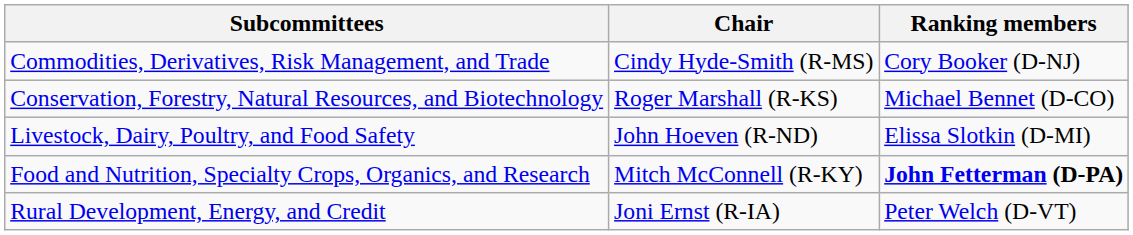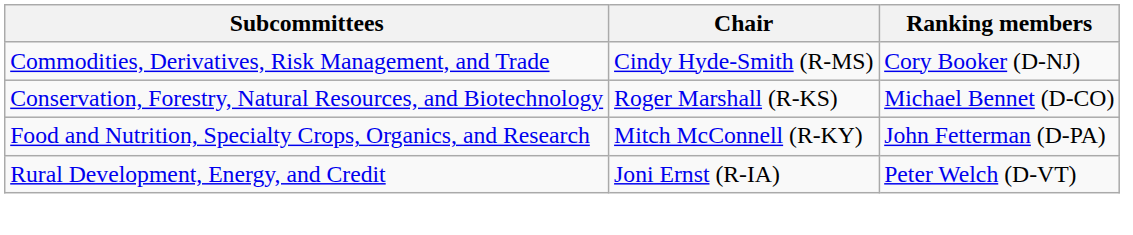- row: (213, 135)
(1004, 173) bold -> (995, 135) normal
